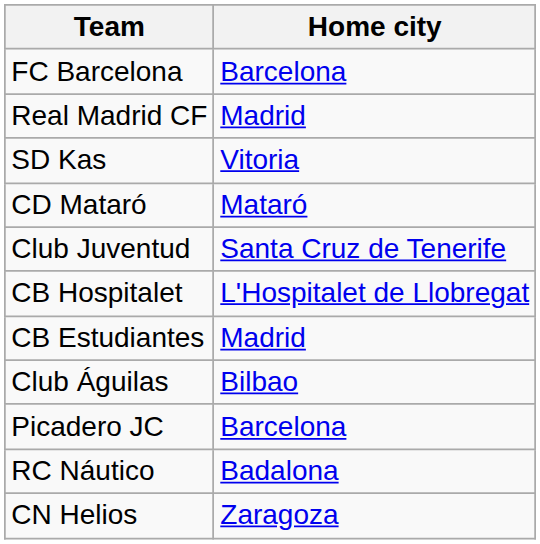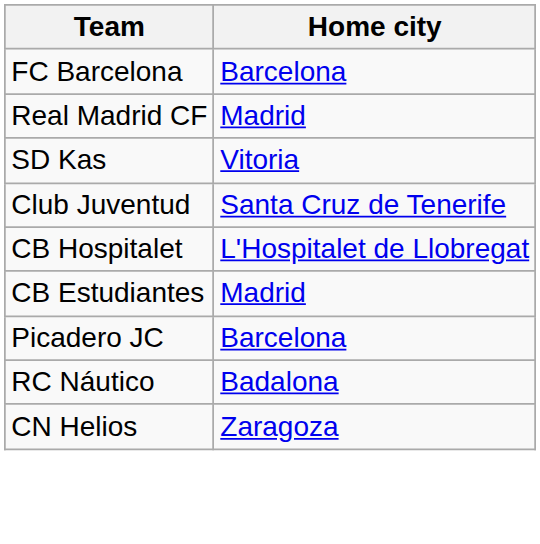- row: (79, 204)
- row: (90, 381)
